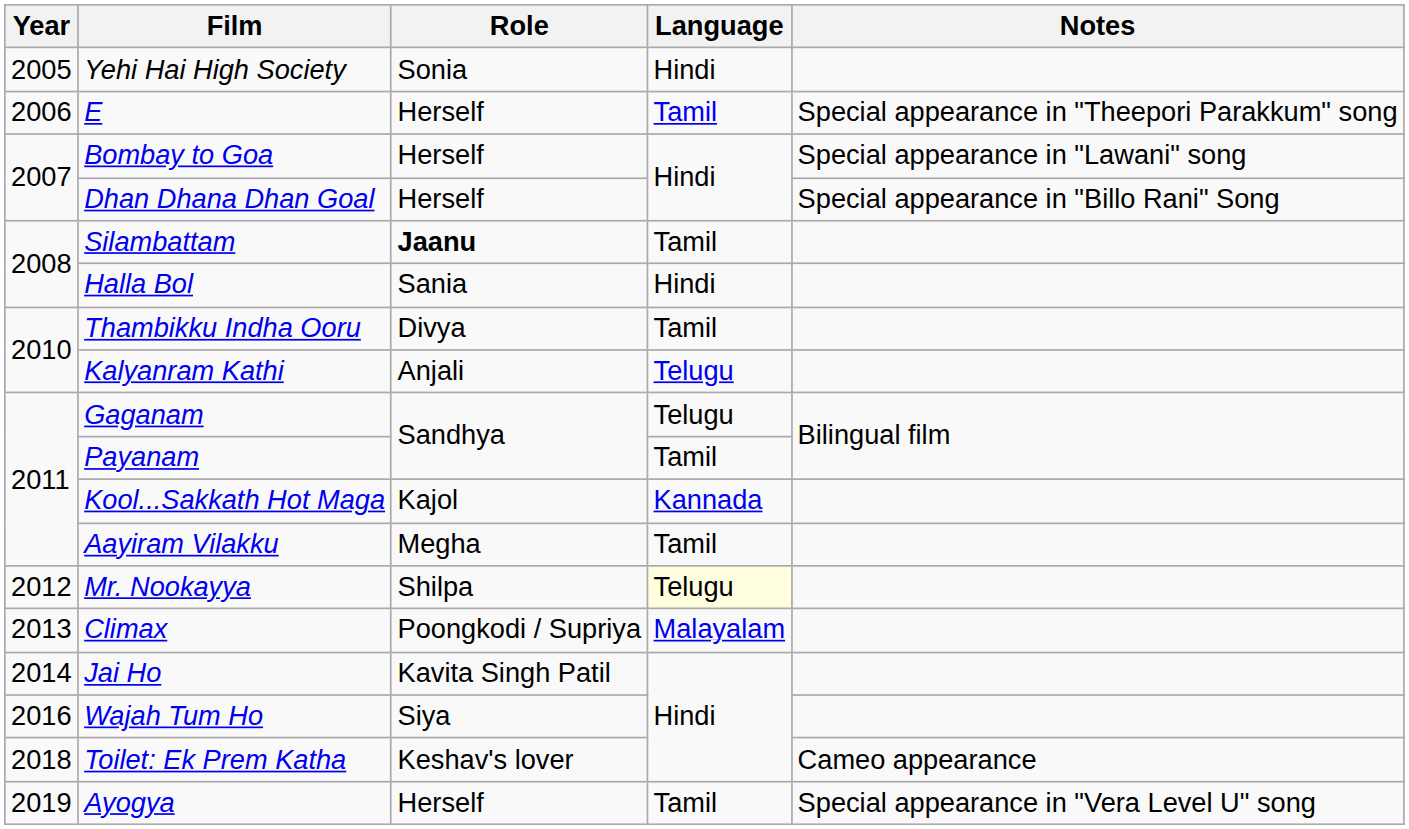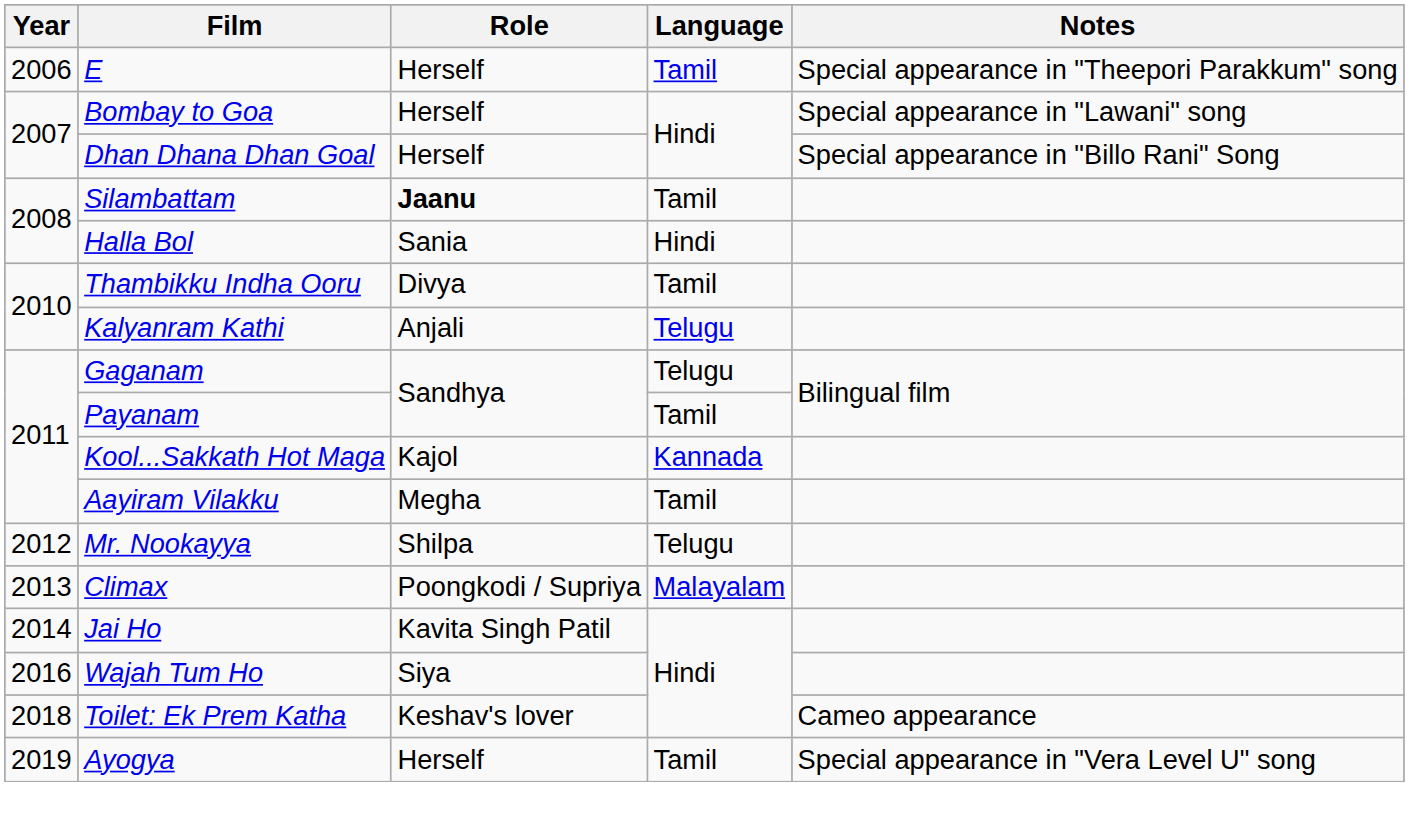- row: (215, 69)
(694, 586) lightyellow background -> (694, 543) no background
